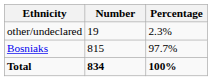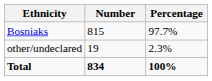rows swapped: (27, 48) <-> (45, 31)
